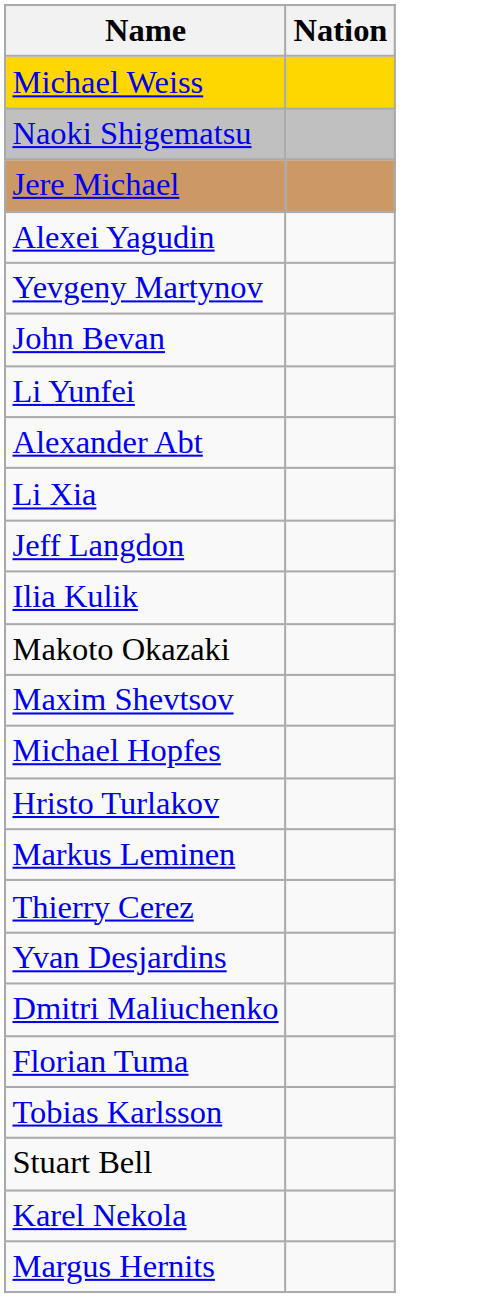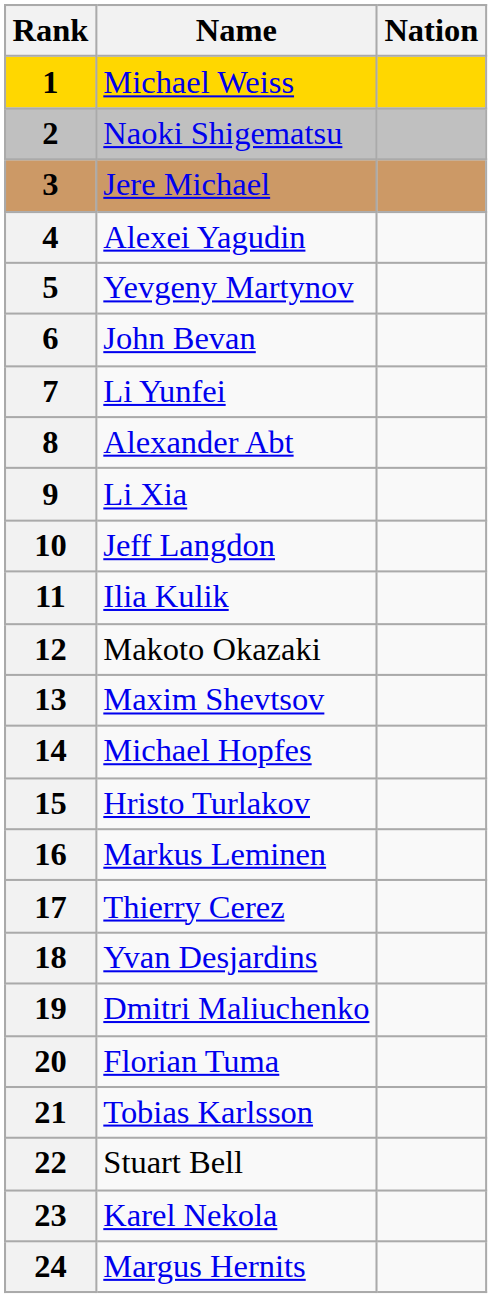+ column: (50, 30)
